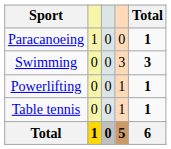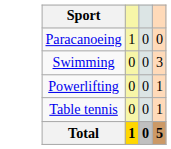- column: (148, 16)
